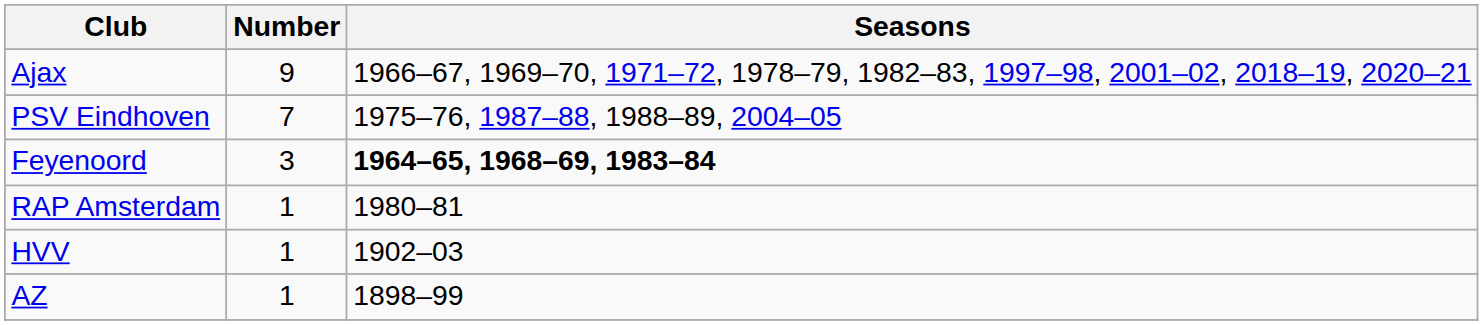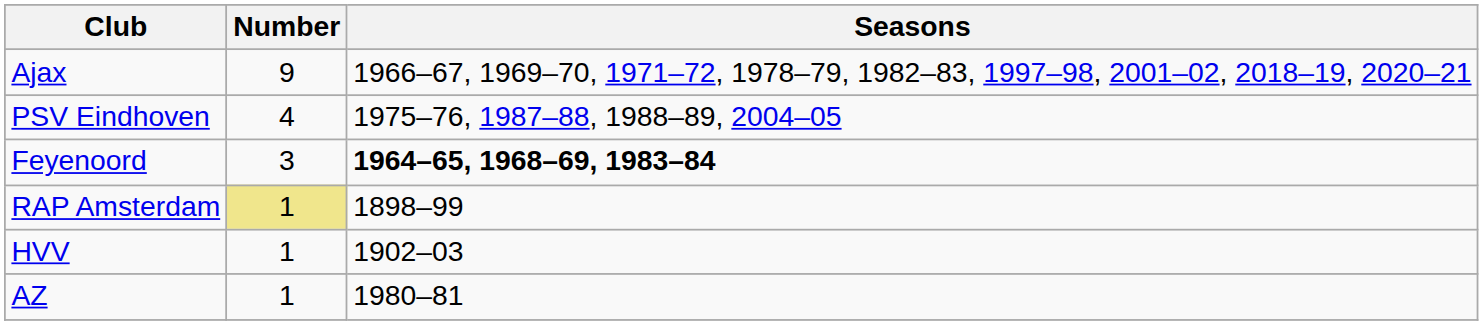(287, 116) 7 -> (287, 116) 4
(287, 206) no background -> (287, 206) khaki background
(408, 206) 1980–81 -> (408, 206) 1898–99
(408, 296) 1898–99 -> (408, 296) 1980–81
